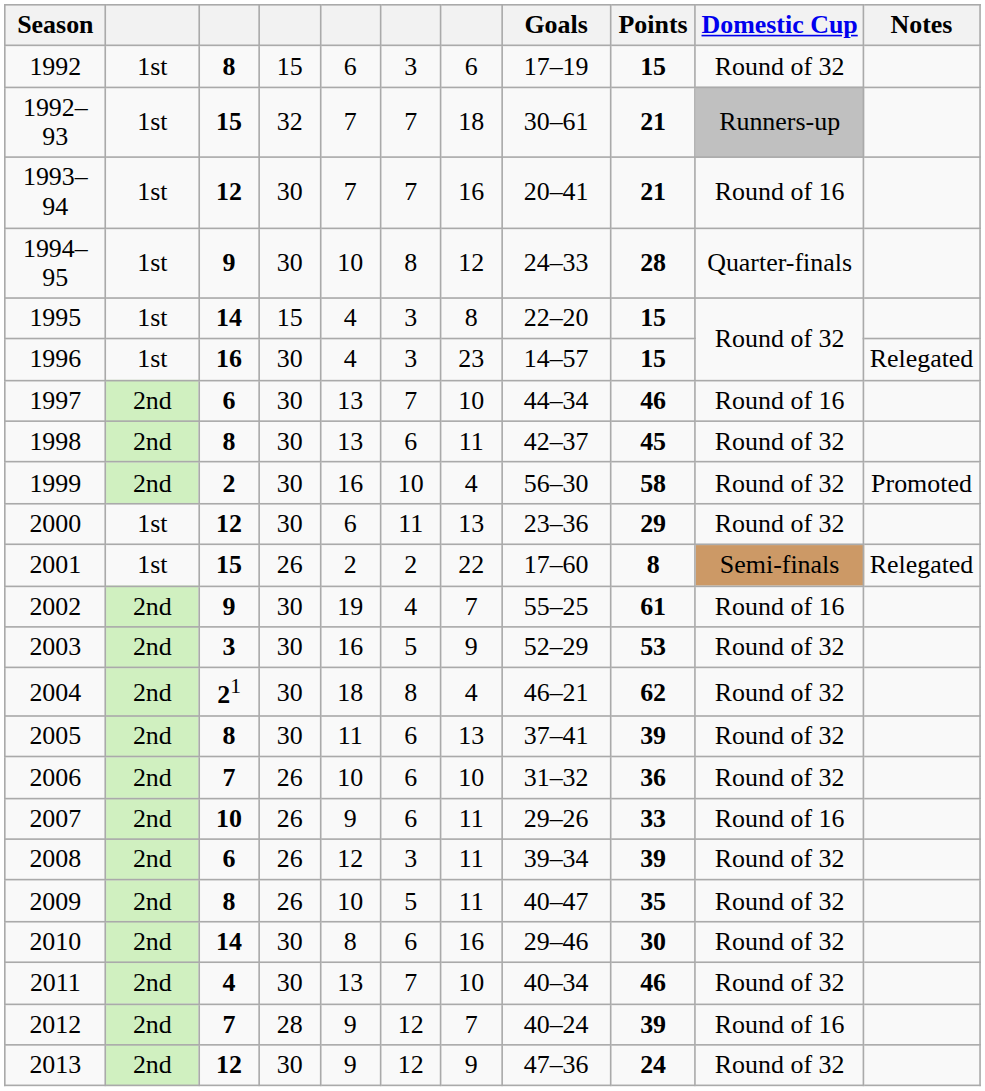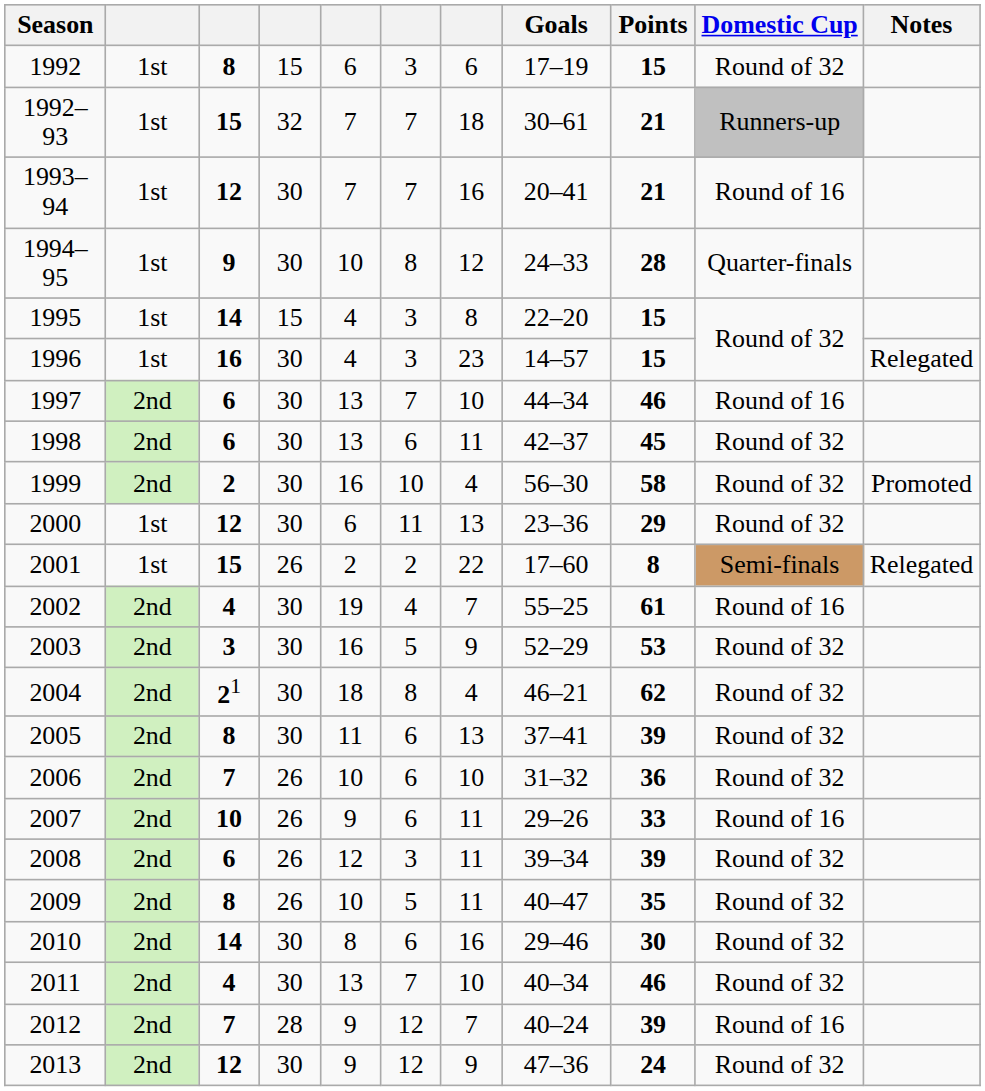(229, 441) 8 -> (229, 441) 6
(229, 605) 9 -> (229, 605) 4
